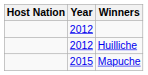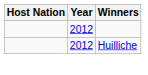- row: (119, 62)
